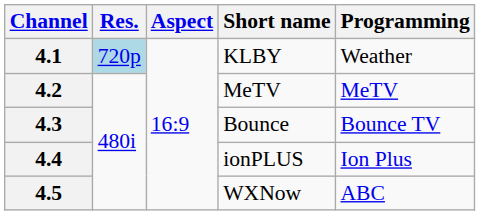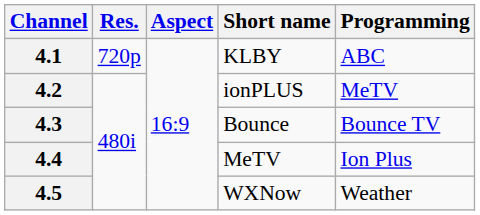(119, 55) lightblue background -> (119, 55) no background
(376, 55) Weather -> (363, 55) ABC
(252, 90) MeTV -> (263, 90) ionPLUS
(263, 158) ionPLUS -> (252, 158) MeTV
(363, 192) ABC -> (376, 192) Weather
